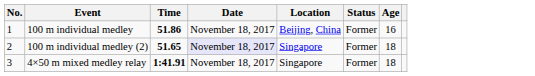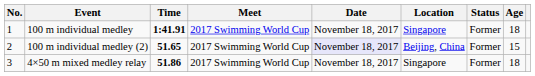+ column: (250, 12)
(169, 29) 51.86 -> (169, 29) 1:41.91
(310, 29) Beijing, China -> (425, 29) Singapore
(391, 29) 16 -> (514, 29) 18
(301, 46) Singapore -> (434, 46) Beijing, China
(391, 46) 18 -> (514, 46) 15
(169, 63) 1:41.91 -> (169, 63) 51.86
